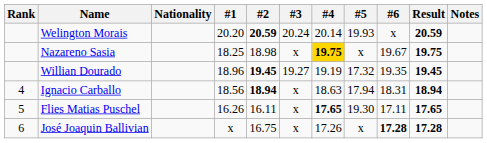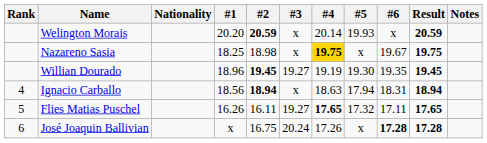(296, 33) 20.24 -> (296, 33) x
(361, 71) 17.32 -> (361, 71) 19.30
(296, 109) x -> (296, 109) 19.27
(361, 109) 19.30 -> (361, 109) 17.32
(296, 128) x -> (296, 128) 20.24
